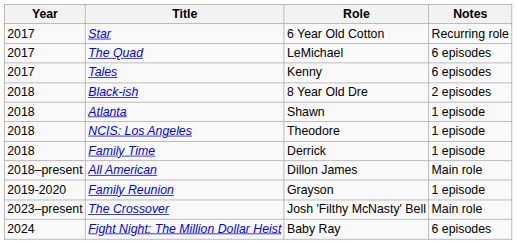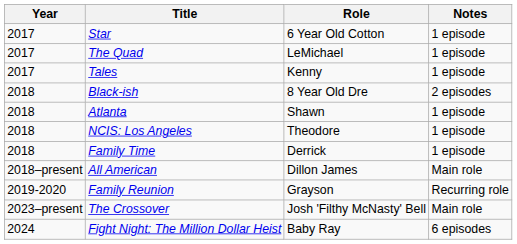(470, 33) Recurring role -> (458, 33) 1 episode
(461, 53) 6 episodes -> (458, 53) 1 episode
(461, 72) 6 episodes -> (458, 72) 1 episode
(458, 190) 1 episode -> (470, 190) Recurring role
